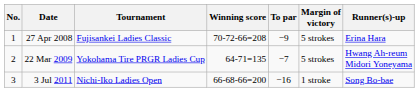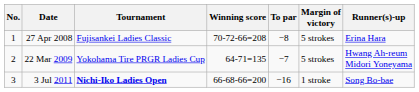(284, 38) −9 -> (284, 38) −8
(119, 80) normal -> (122, 80) bold
